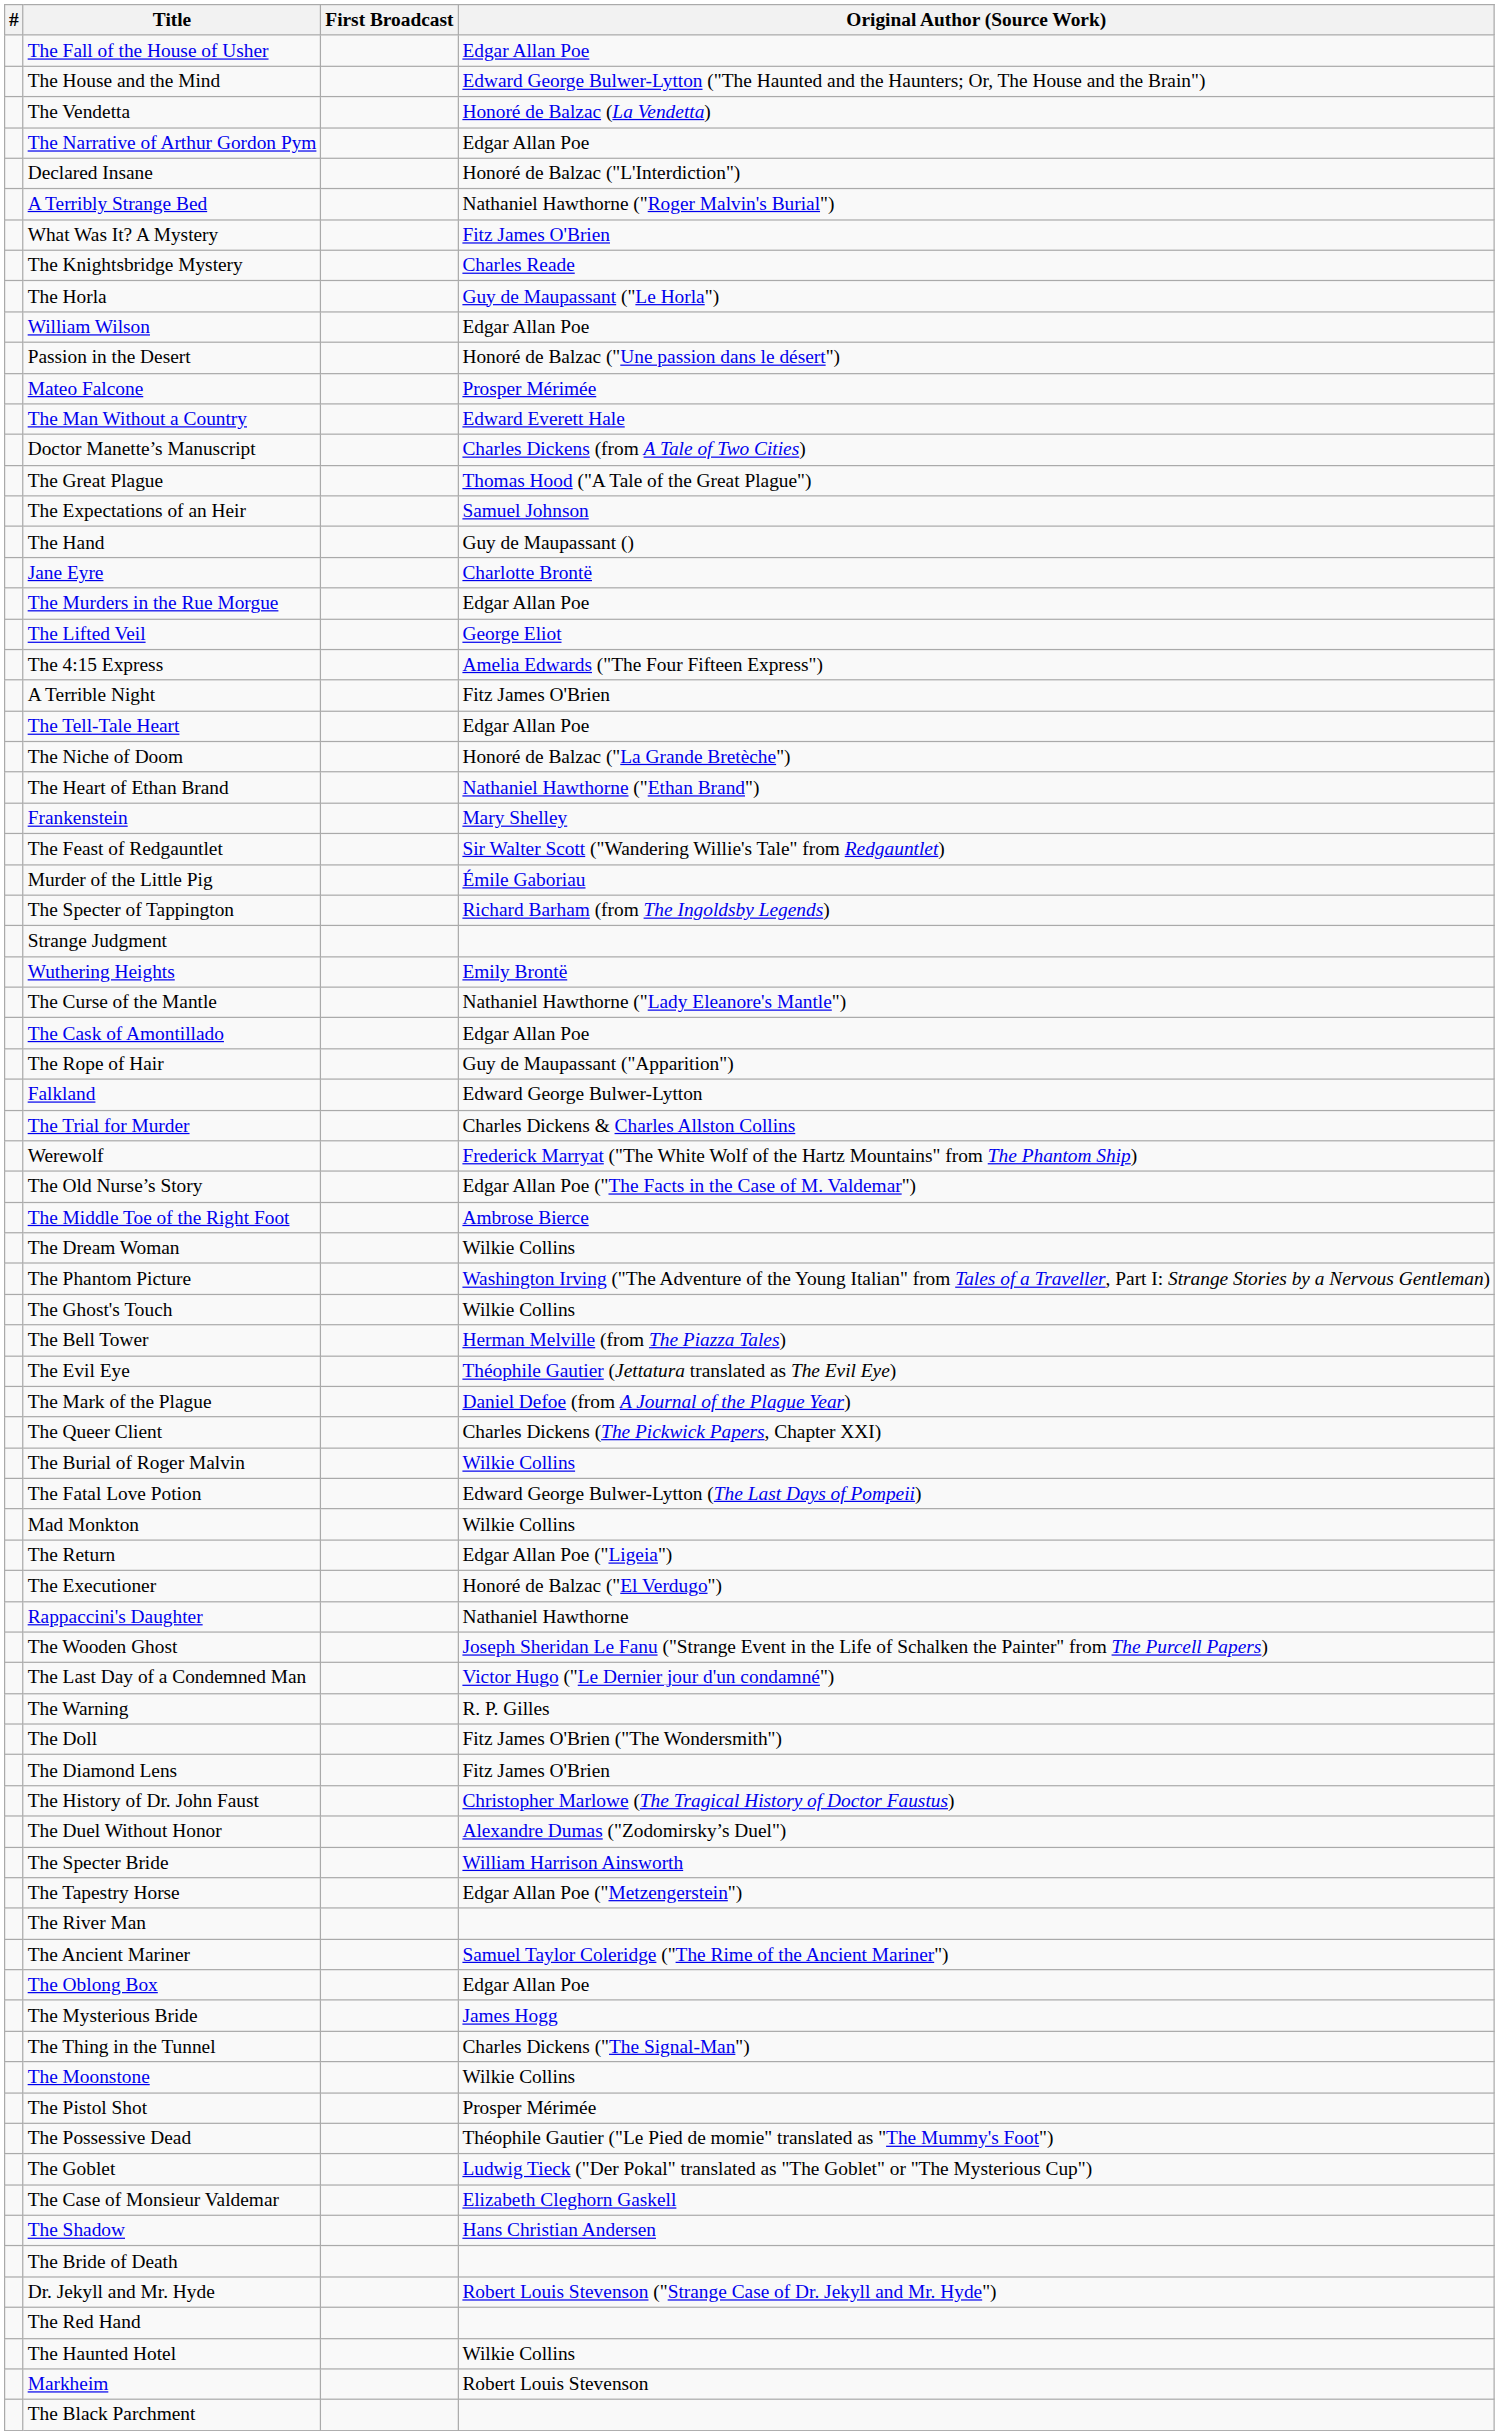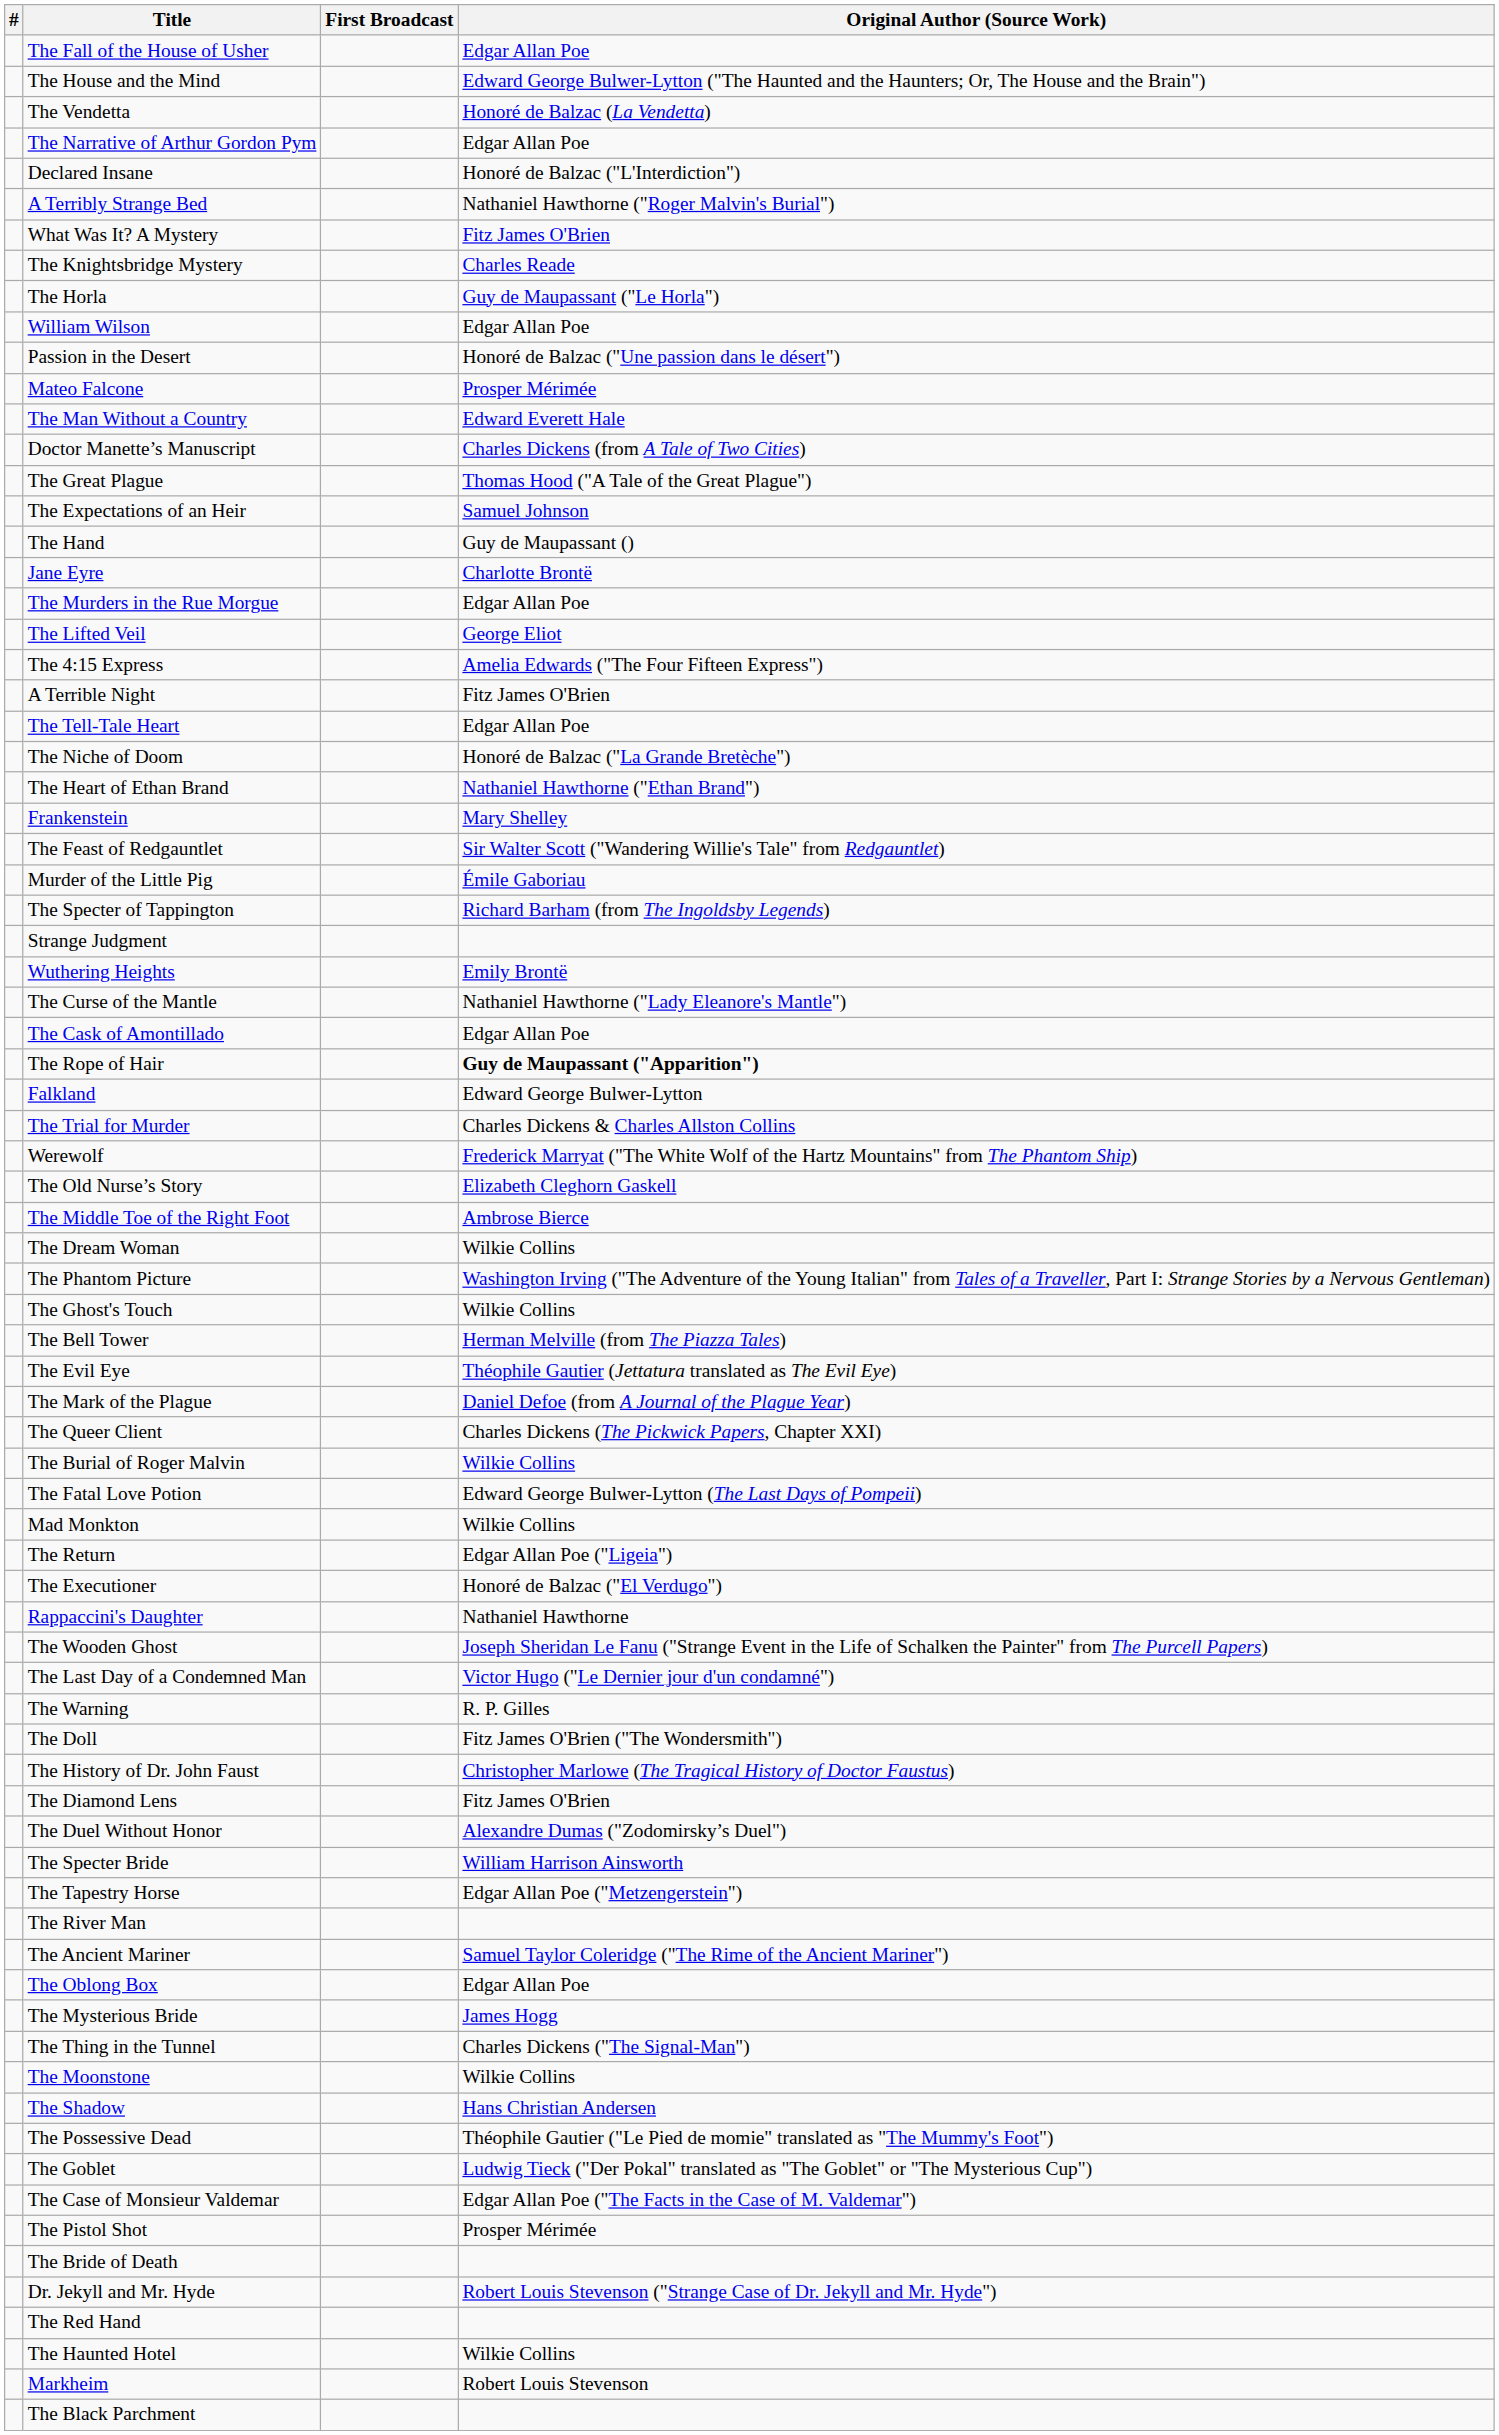(598, 1063) normal -> (611, 1063) bold
(689, 1186) Edgar Allan Poe ("The Facts in the Case of M. Valdemar") -> (569, 1186) Elizabeth Cleghorn Gaskell
rows swapped: (102, 1769) <-> (143, 1800)
rows swapped: (87, 2107) <-> (76, 2230)
(569, 2199) Elizabeth Cleghorn Gaskell -> (689, 2199) Edgar Allan Poe ("The Facts in the Case of M. Valdemar")
